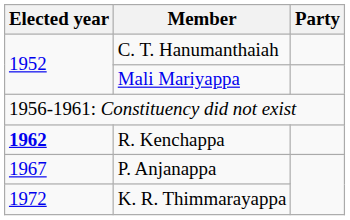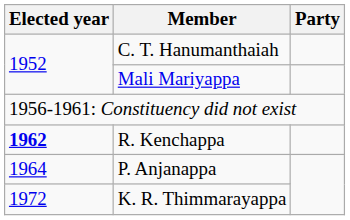(28, 169) 1967 -> (28, 169) 1964
